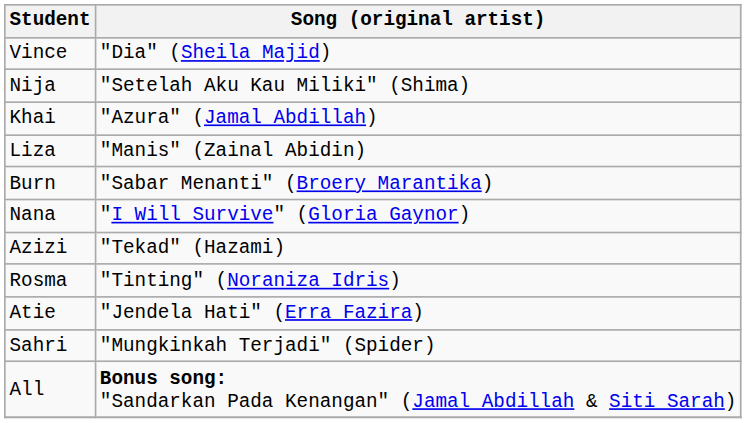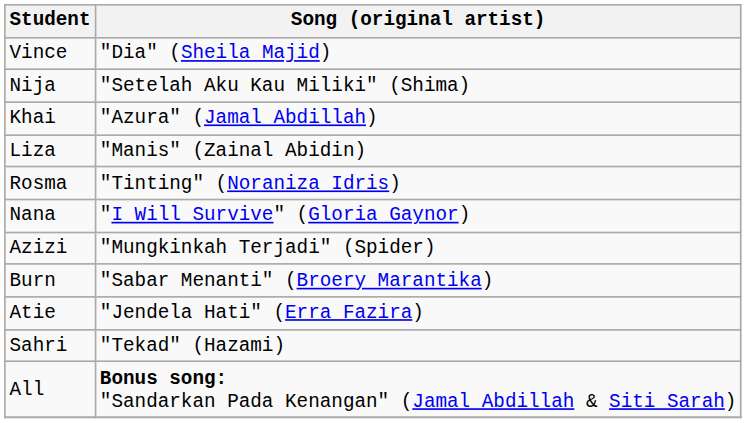rows swapped: (33, 183) <-> (38, 280)
(192, 248) "Tekad" (Hazami) -> (268, 248) "Mungkinkah Terjadi" (Spider)
(268, 345) "Mungkinkah Terjadi" (Spider) -> (192, 345) "Tekad" (Hazami)
